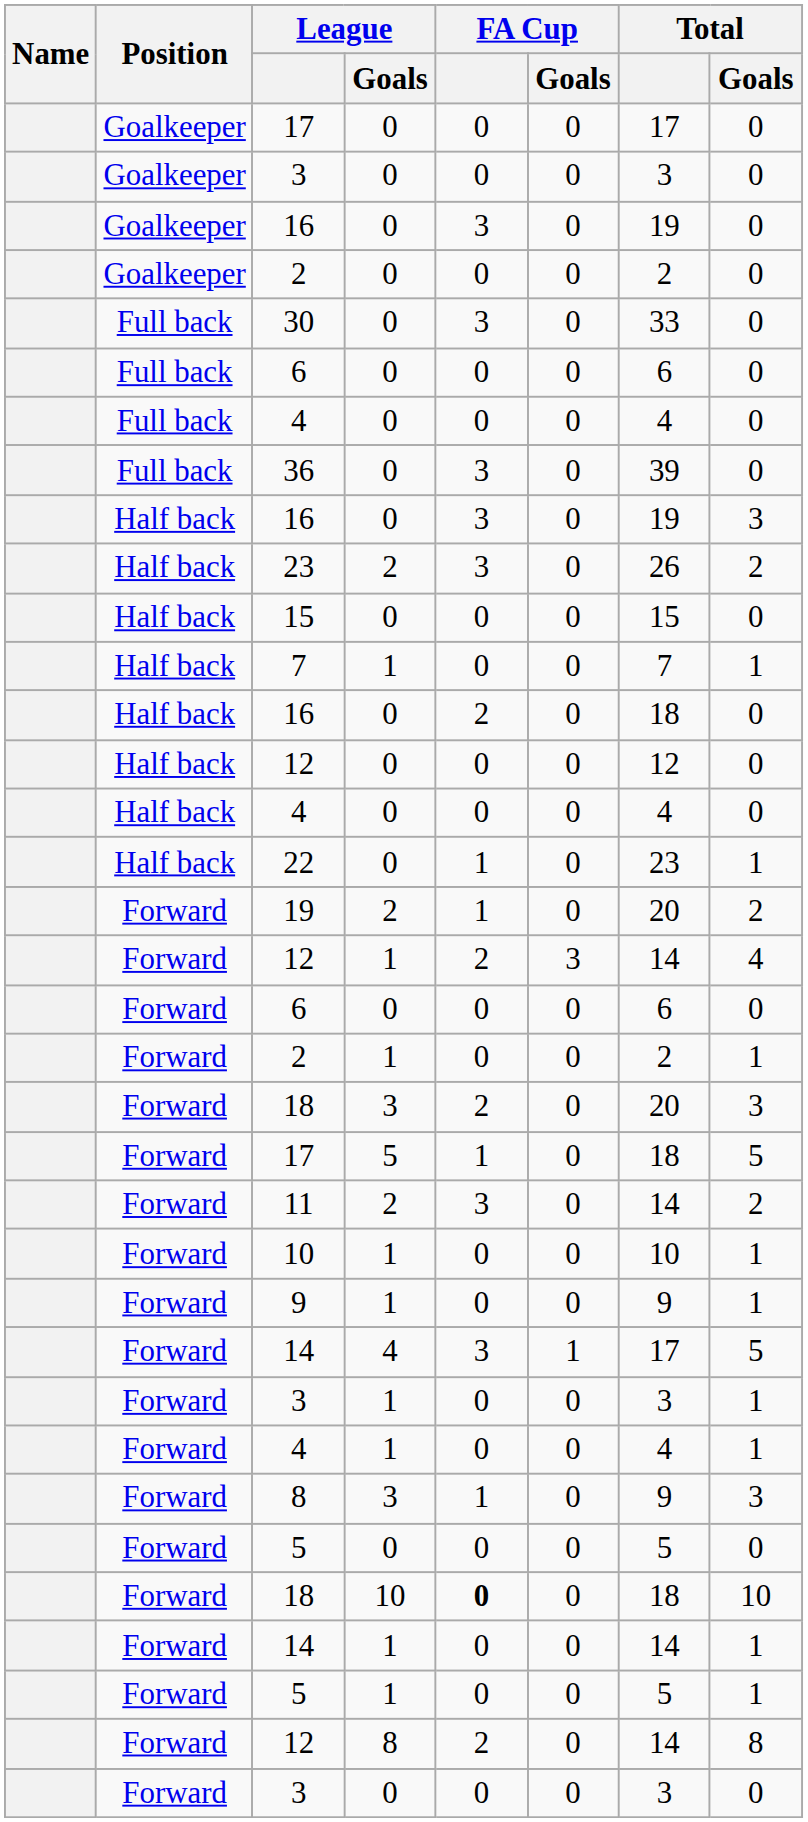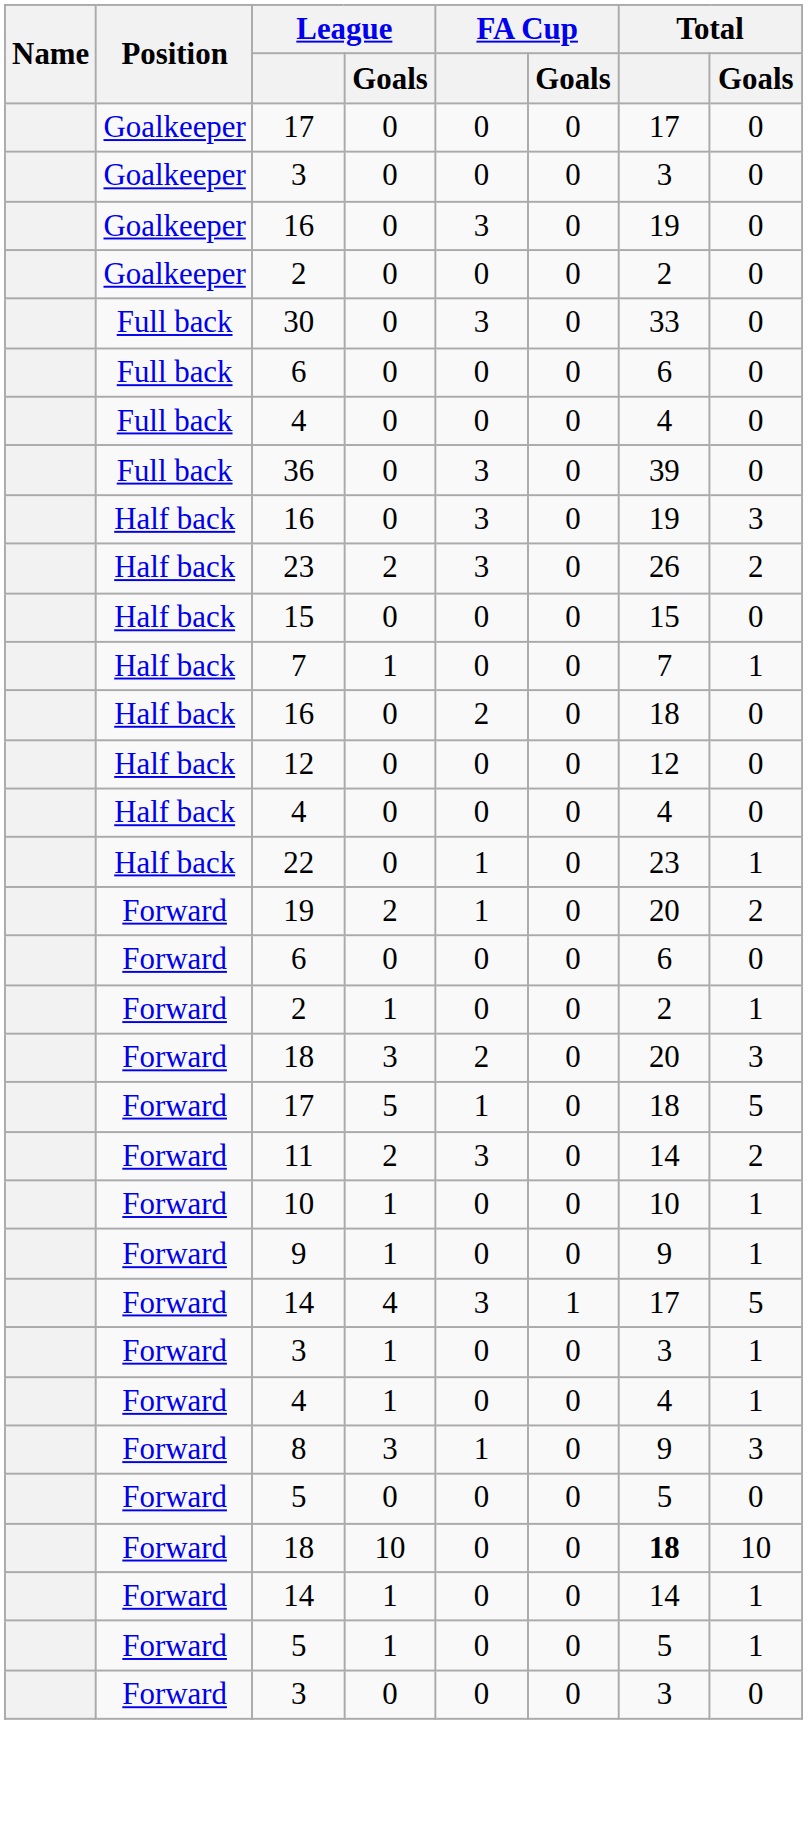- row: (299, 959)
(481, 1596) bold -> (481, 1547) normal
(664, 1596) normal -> (664, 1547) bold
- row: (299, 1743)
